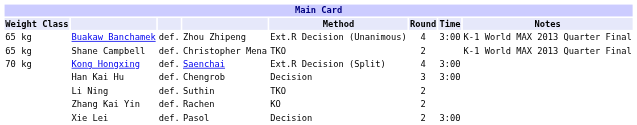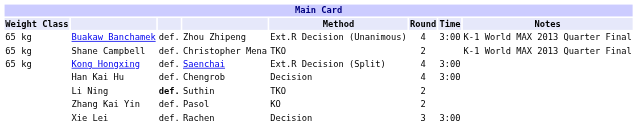(19, 64) 70 kg -> (19, 64) 65 kg
(423, 78) 3 -> (423, 78) 4
(169, 91) normal -> (169, 91) bold
(199, 105) Rachen -> (196, 105) Pasol
(196, 118) Pasol -> (199, 118) Rachen
(423, 118) 2 -> (423, 118) 3
